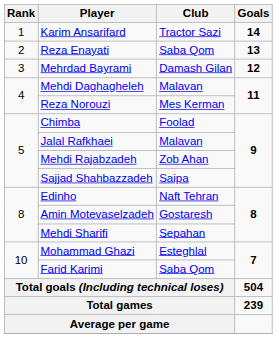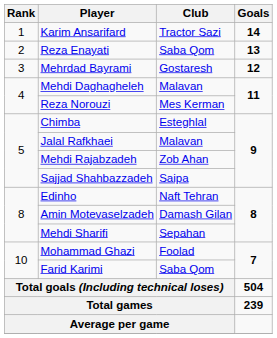(196, 68) Damash Gilan -> (186, 68) Gostaresh
(177, 123) Foolad -> (183, 123) Esteghlal
(186, 214) Gostaresh -> (196, 214) Damash Gilan
(183, 251) Esteghlal -> (177, 251) Foolad
